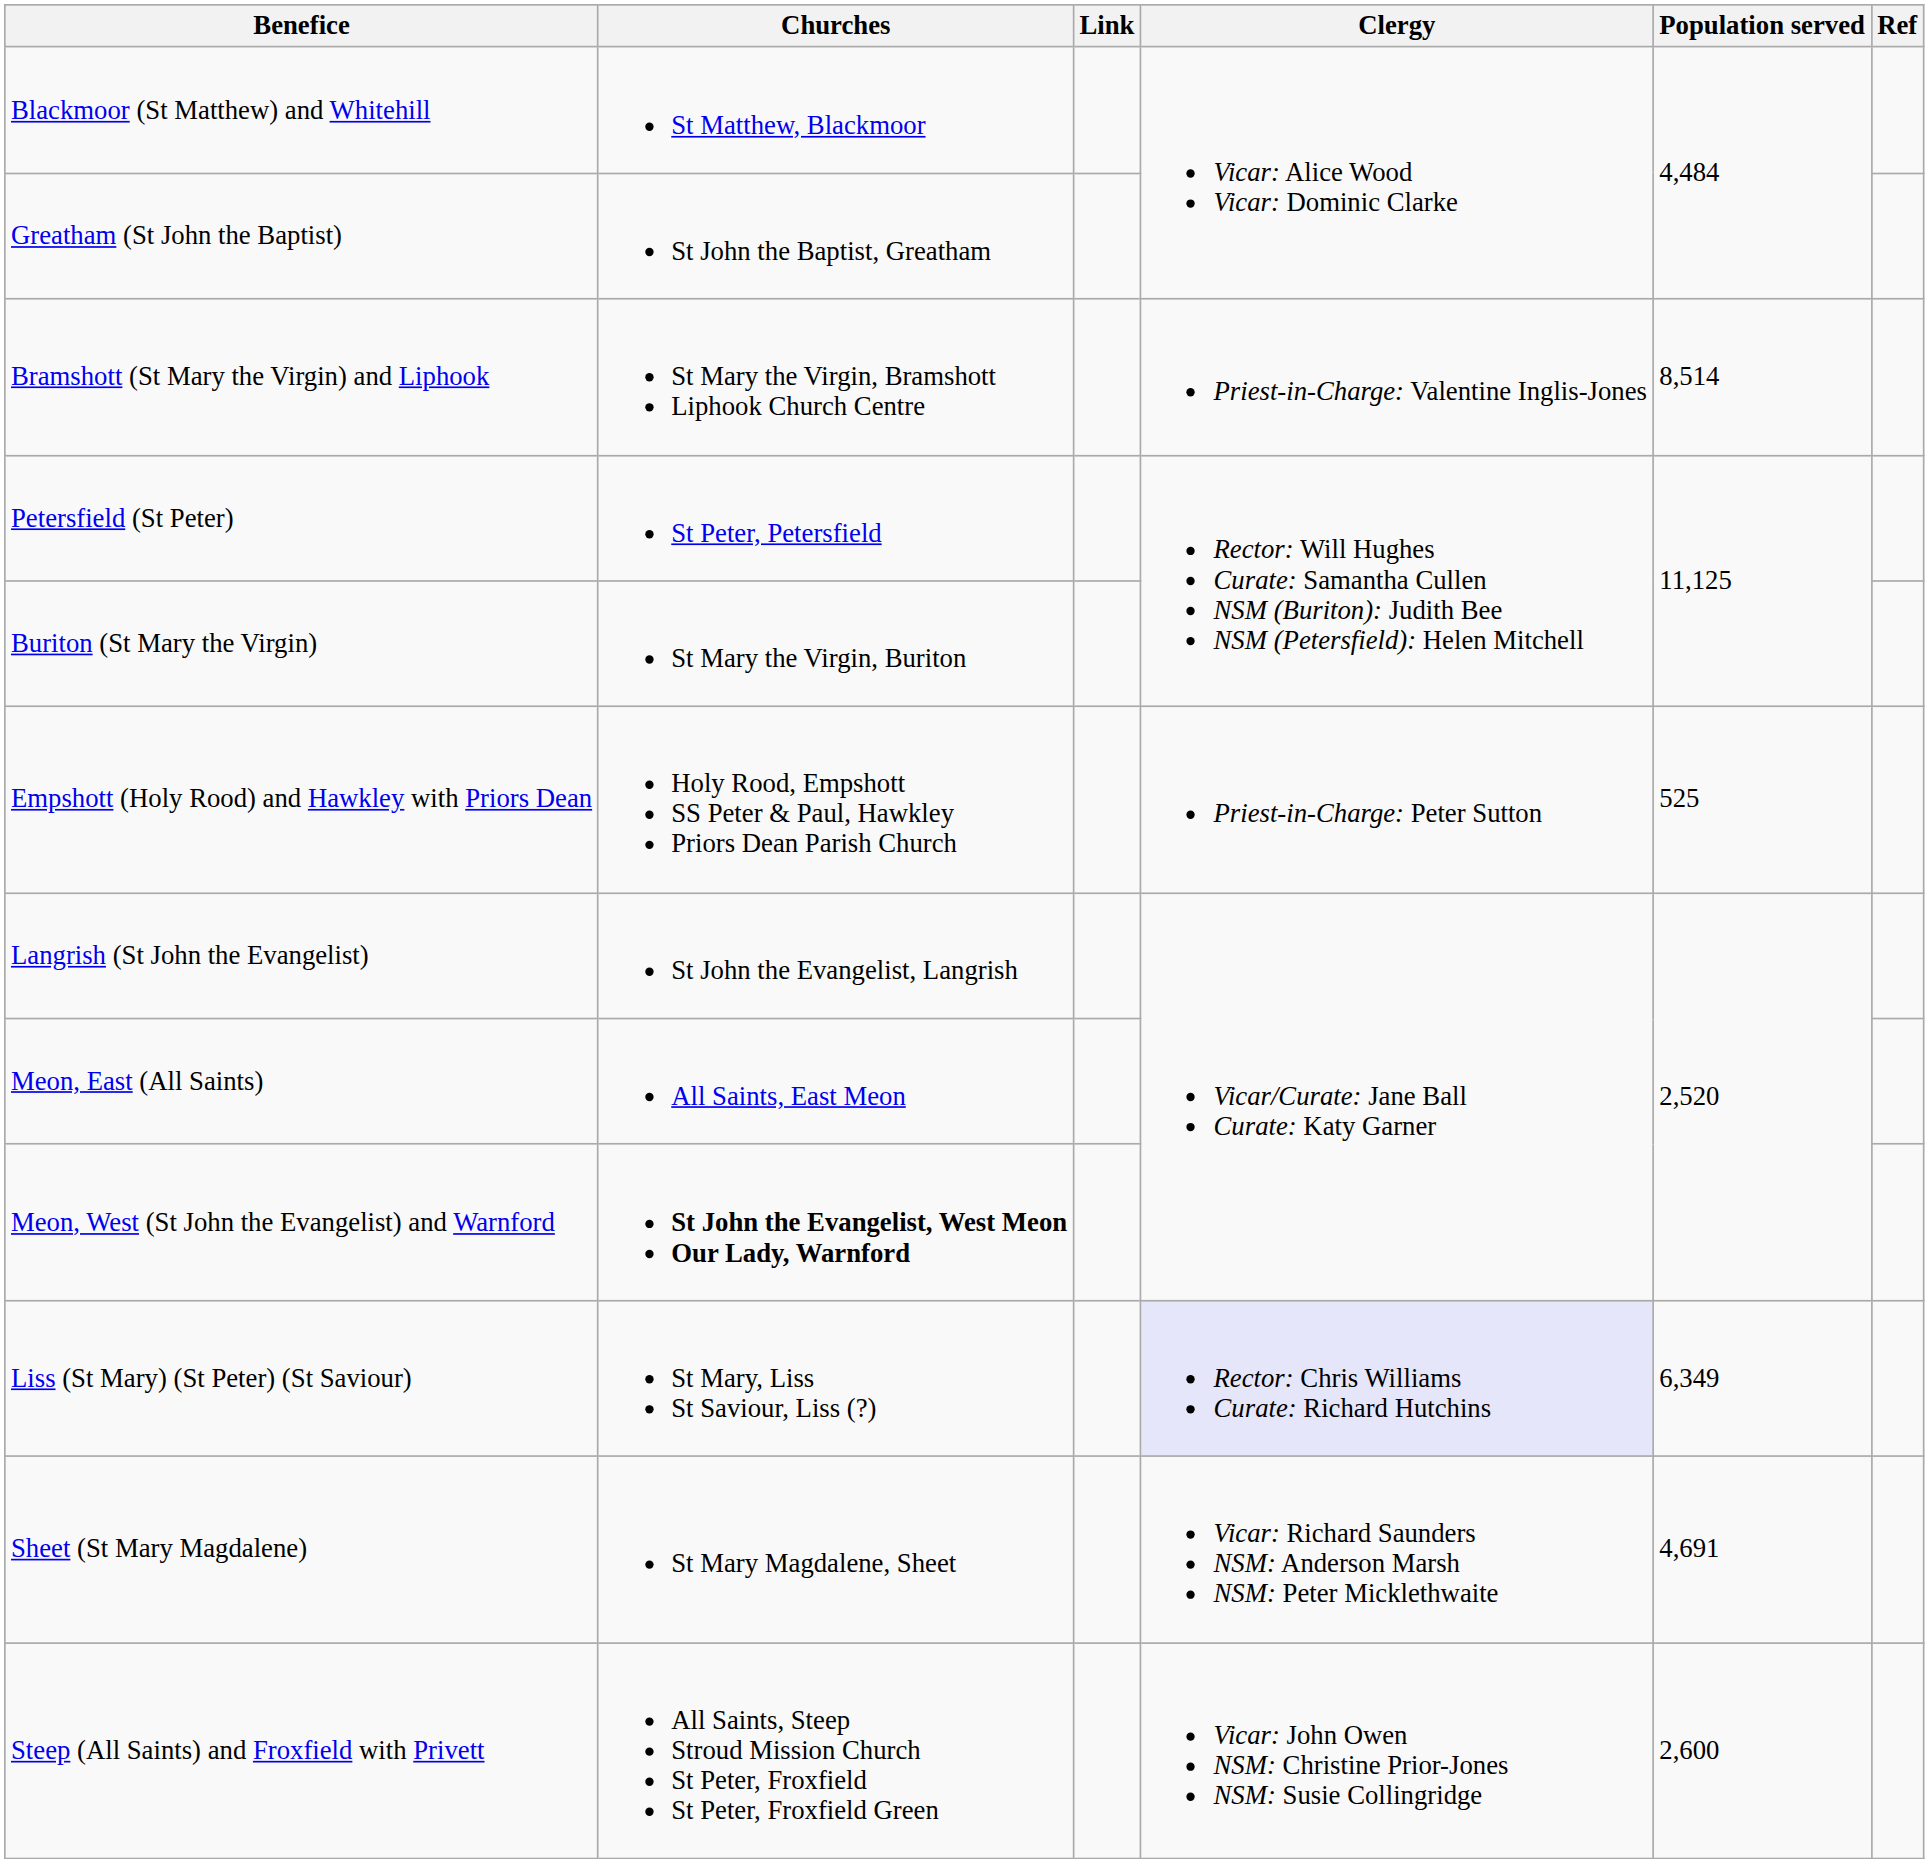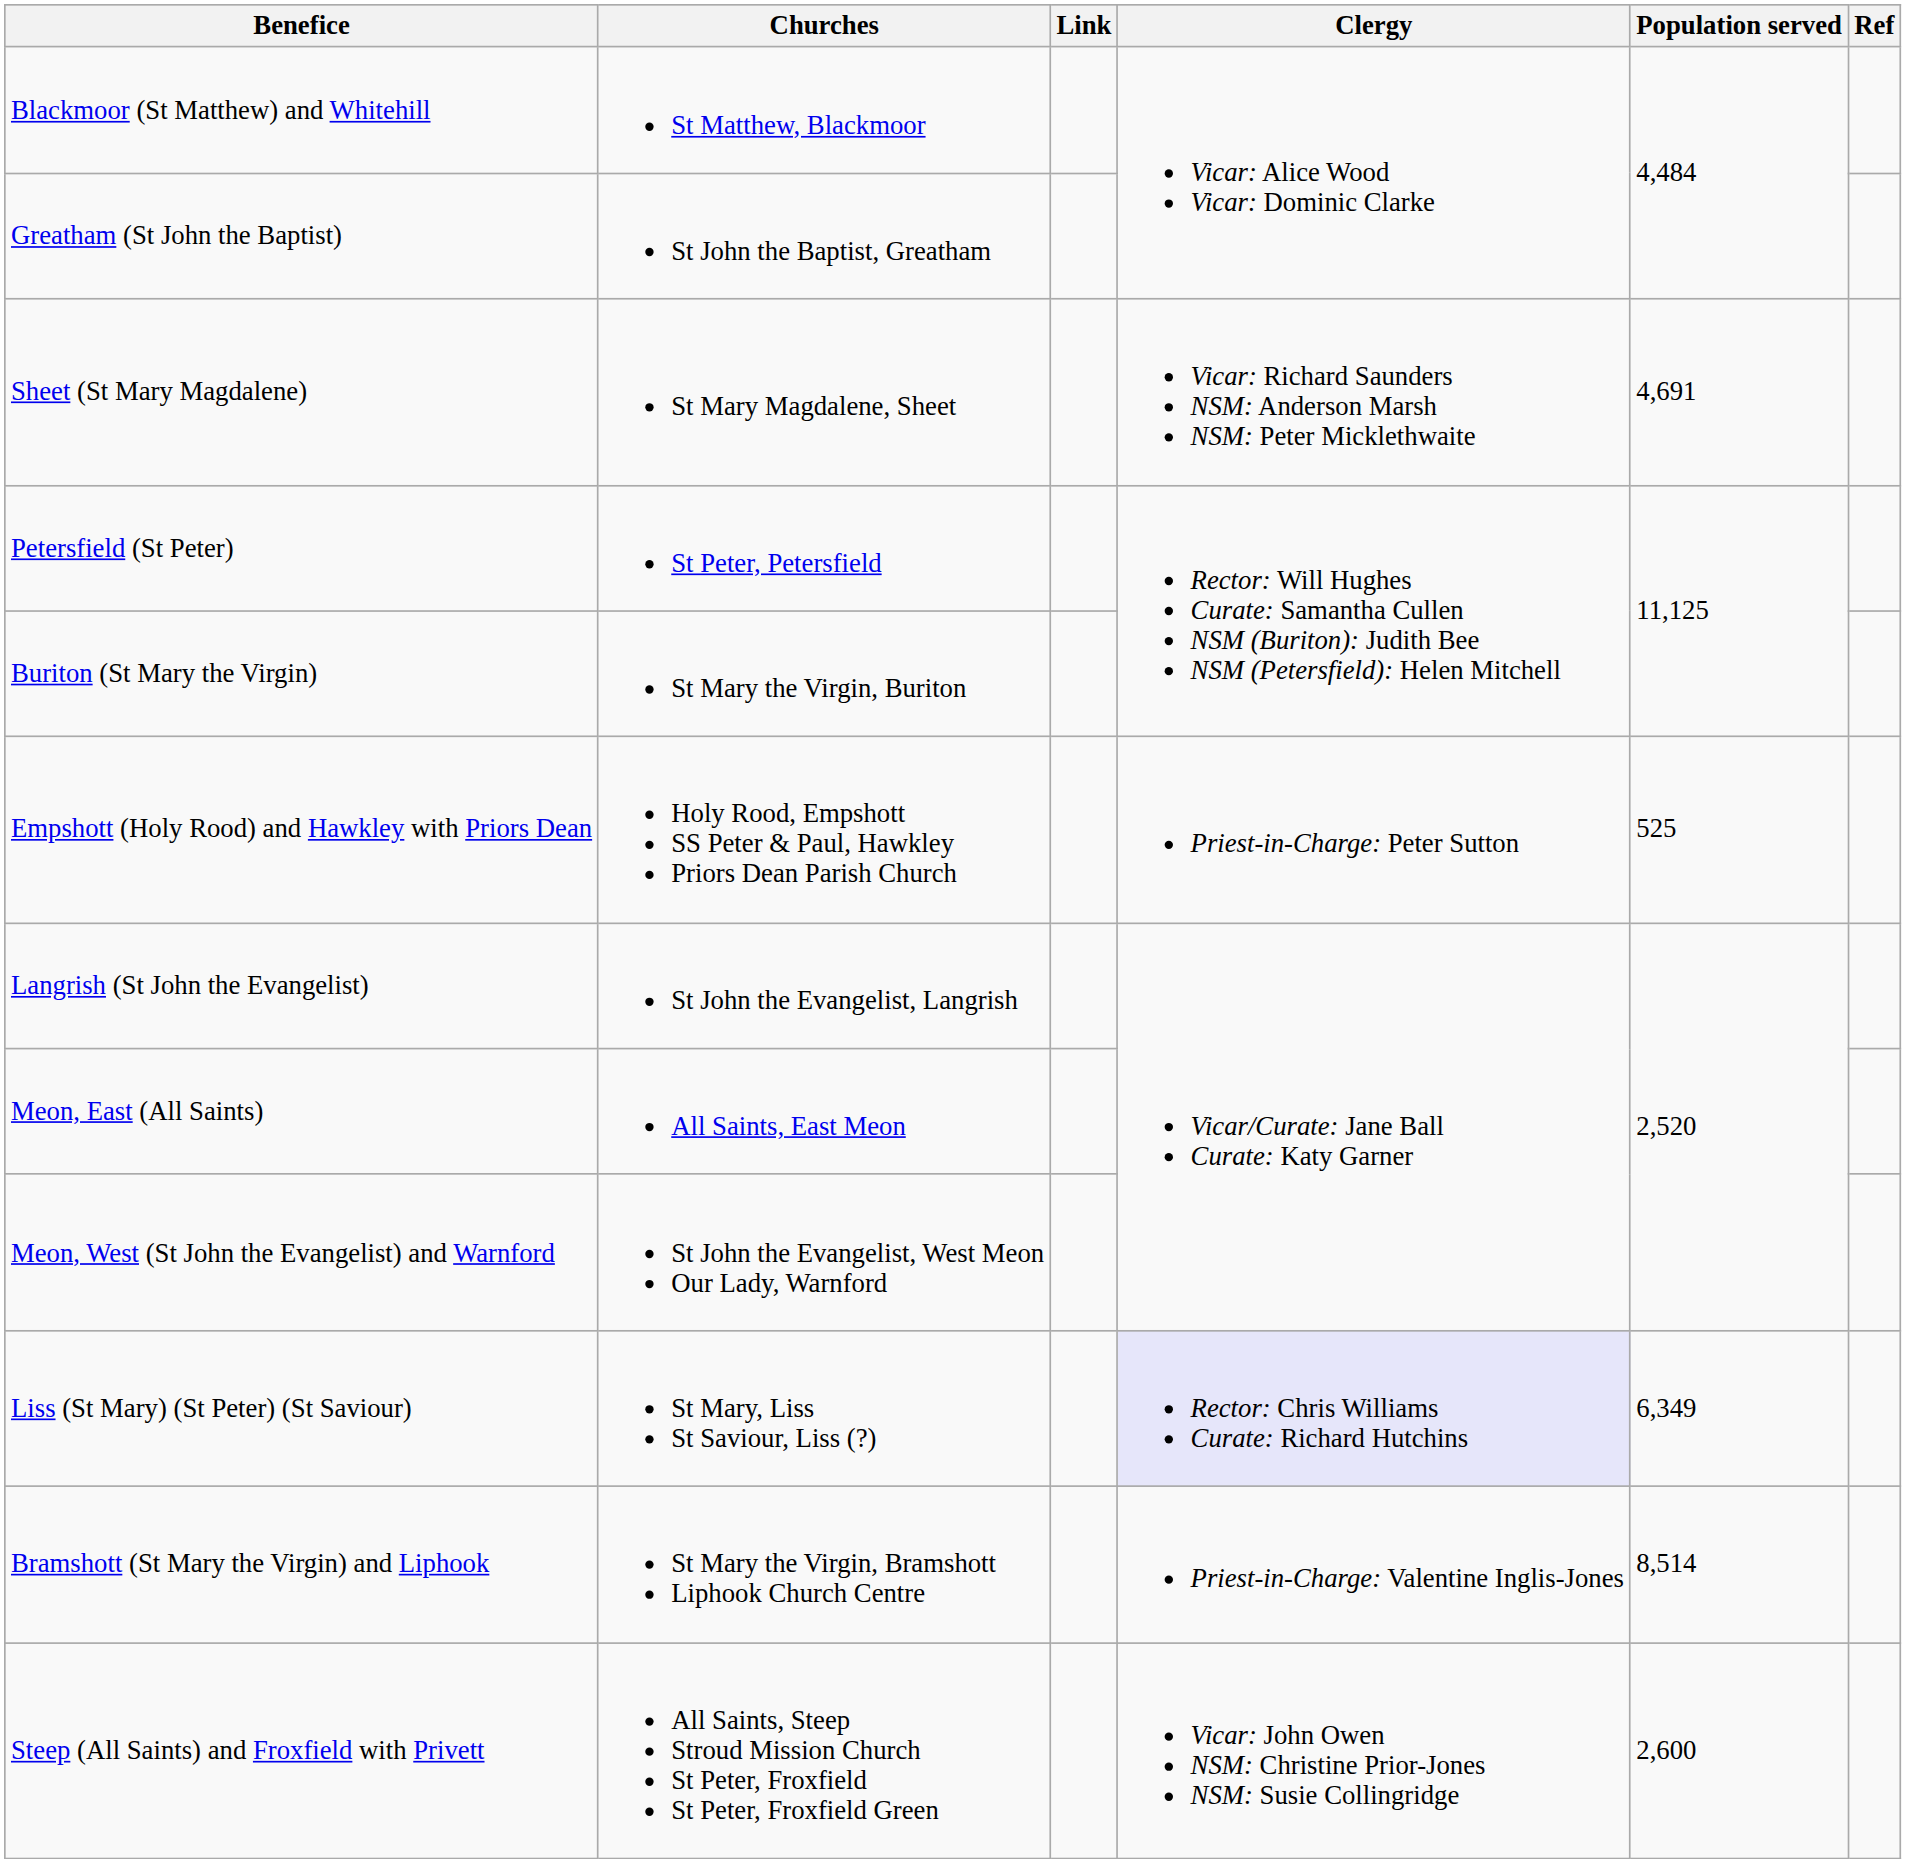rows swapped: (250, 376) <-> (159, 1548)
(836, 1237) bold -> (824, 1267) normal
